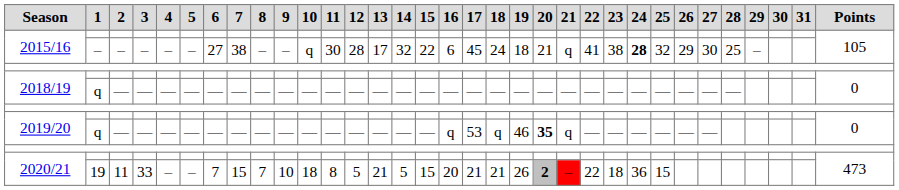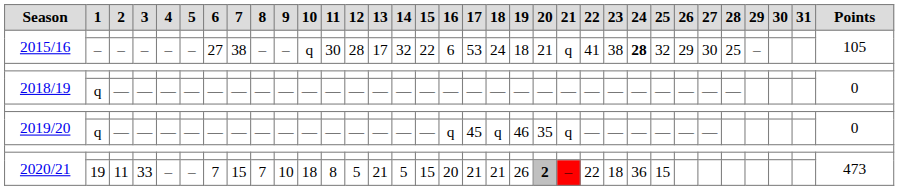(474, 50) 45 -> (474, 50) 53
(474, 131) 53 -> (474, 131) 45
(545, 131) bold -> (545, 131) normal
